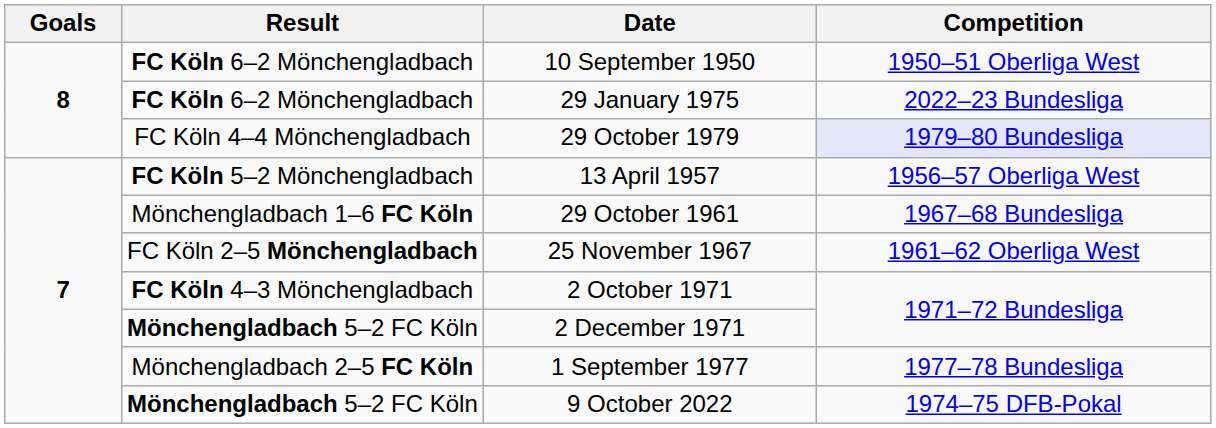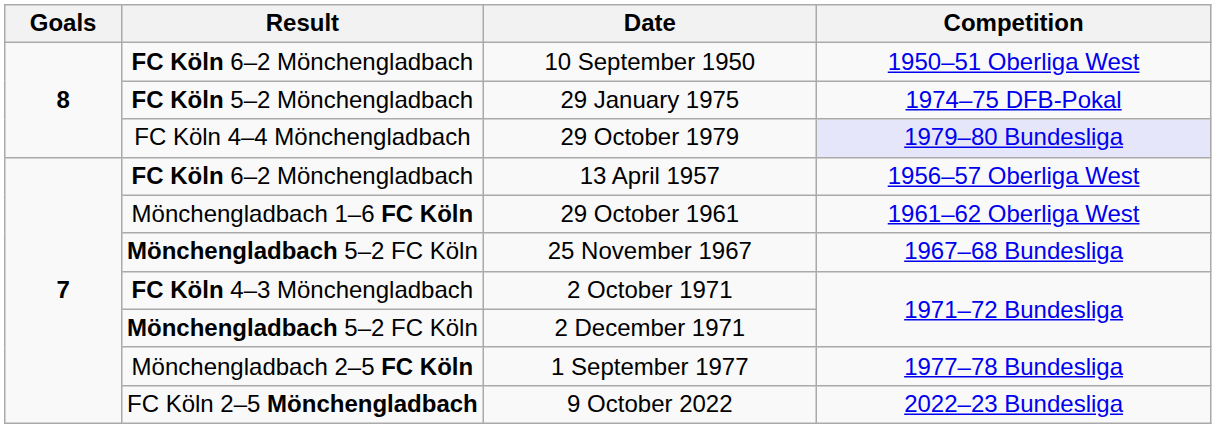(302, 99) FC Köln 6–2 Mönchengladbach -> (302, 99) FC Köln 5–2 Mönchengladbach
(1014, 99) 2022–23 Bundesliga -> (1014, 99) 1974–75 DFB-Pokal
(302, 175) FC Köln 5–2 Mönchengladbach -> (302, 175) FC Köln 6–2 Mönchengladbach
(1014, 213) 1967–68 Bundesliga -> (1014, 213) 1961–62 Oberliga West
(302, 251) FC Köln 2–5 Mönchengladbach -> (302, 251) Mönchengladbach 5–2 FC Köln
(1014, 251) 1961–62 Oberliga West -> (1014, 251) 1967–68 Bundesliga
(302, 404) Mönchengladbach 5–2 FC Köln -> (302, 404) FC Köln 2–5 Mönchengladbach
(1014, 404) 1974–75 DFB-Pokal -> (1014, 404) 2022–23 Bundesliga
